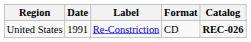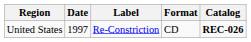(78, 29) 1991 -> (78, 29) 1997
